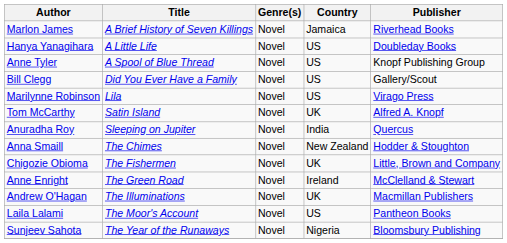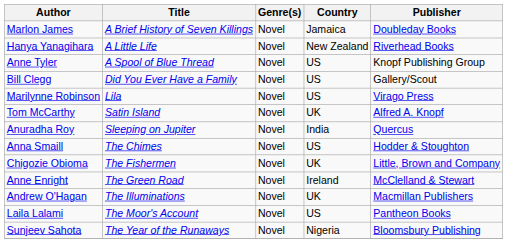(414, 29) Riverhead Books -> (415, 29) Doubleday Books
(314, 46) US -> (337, 46) New Zealand
(415, 46) Doubleday Books -> (414, 46) Riverhead Books
(337, 146) New Zealand -> (314, 146) US
